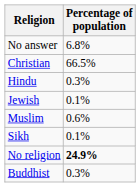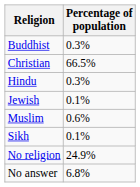rows swapped: (29, 173) <-> (33, 45)
(82, 155) bold -> (81, 155) normal
